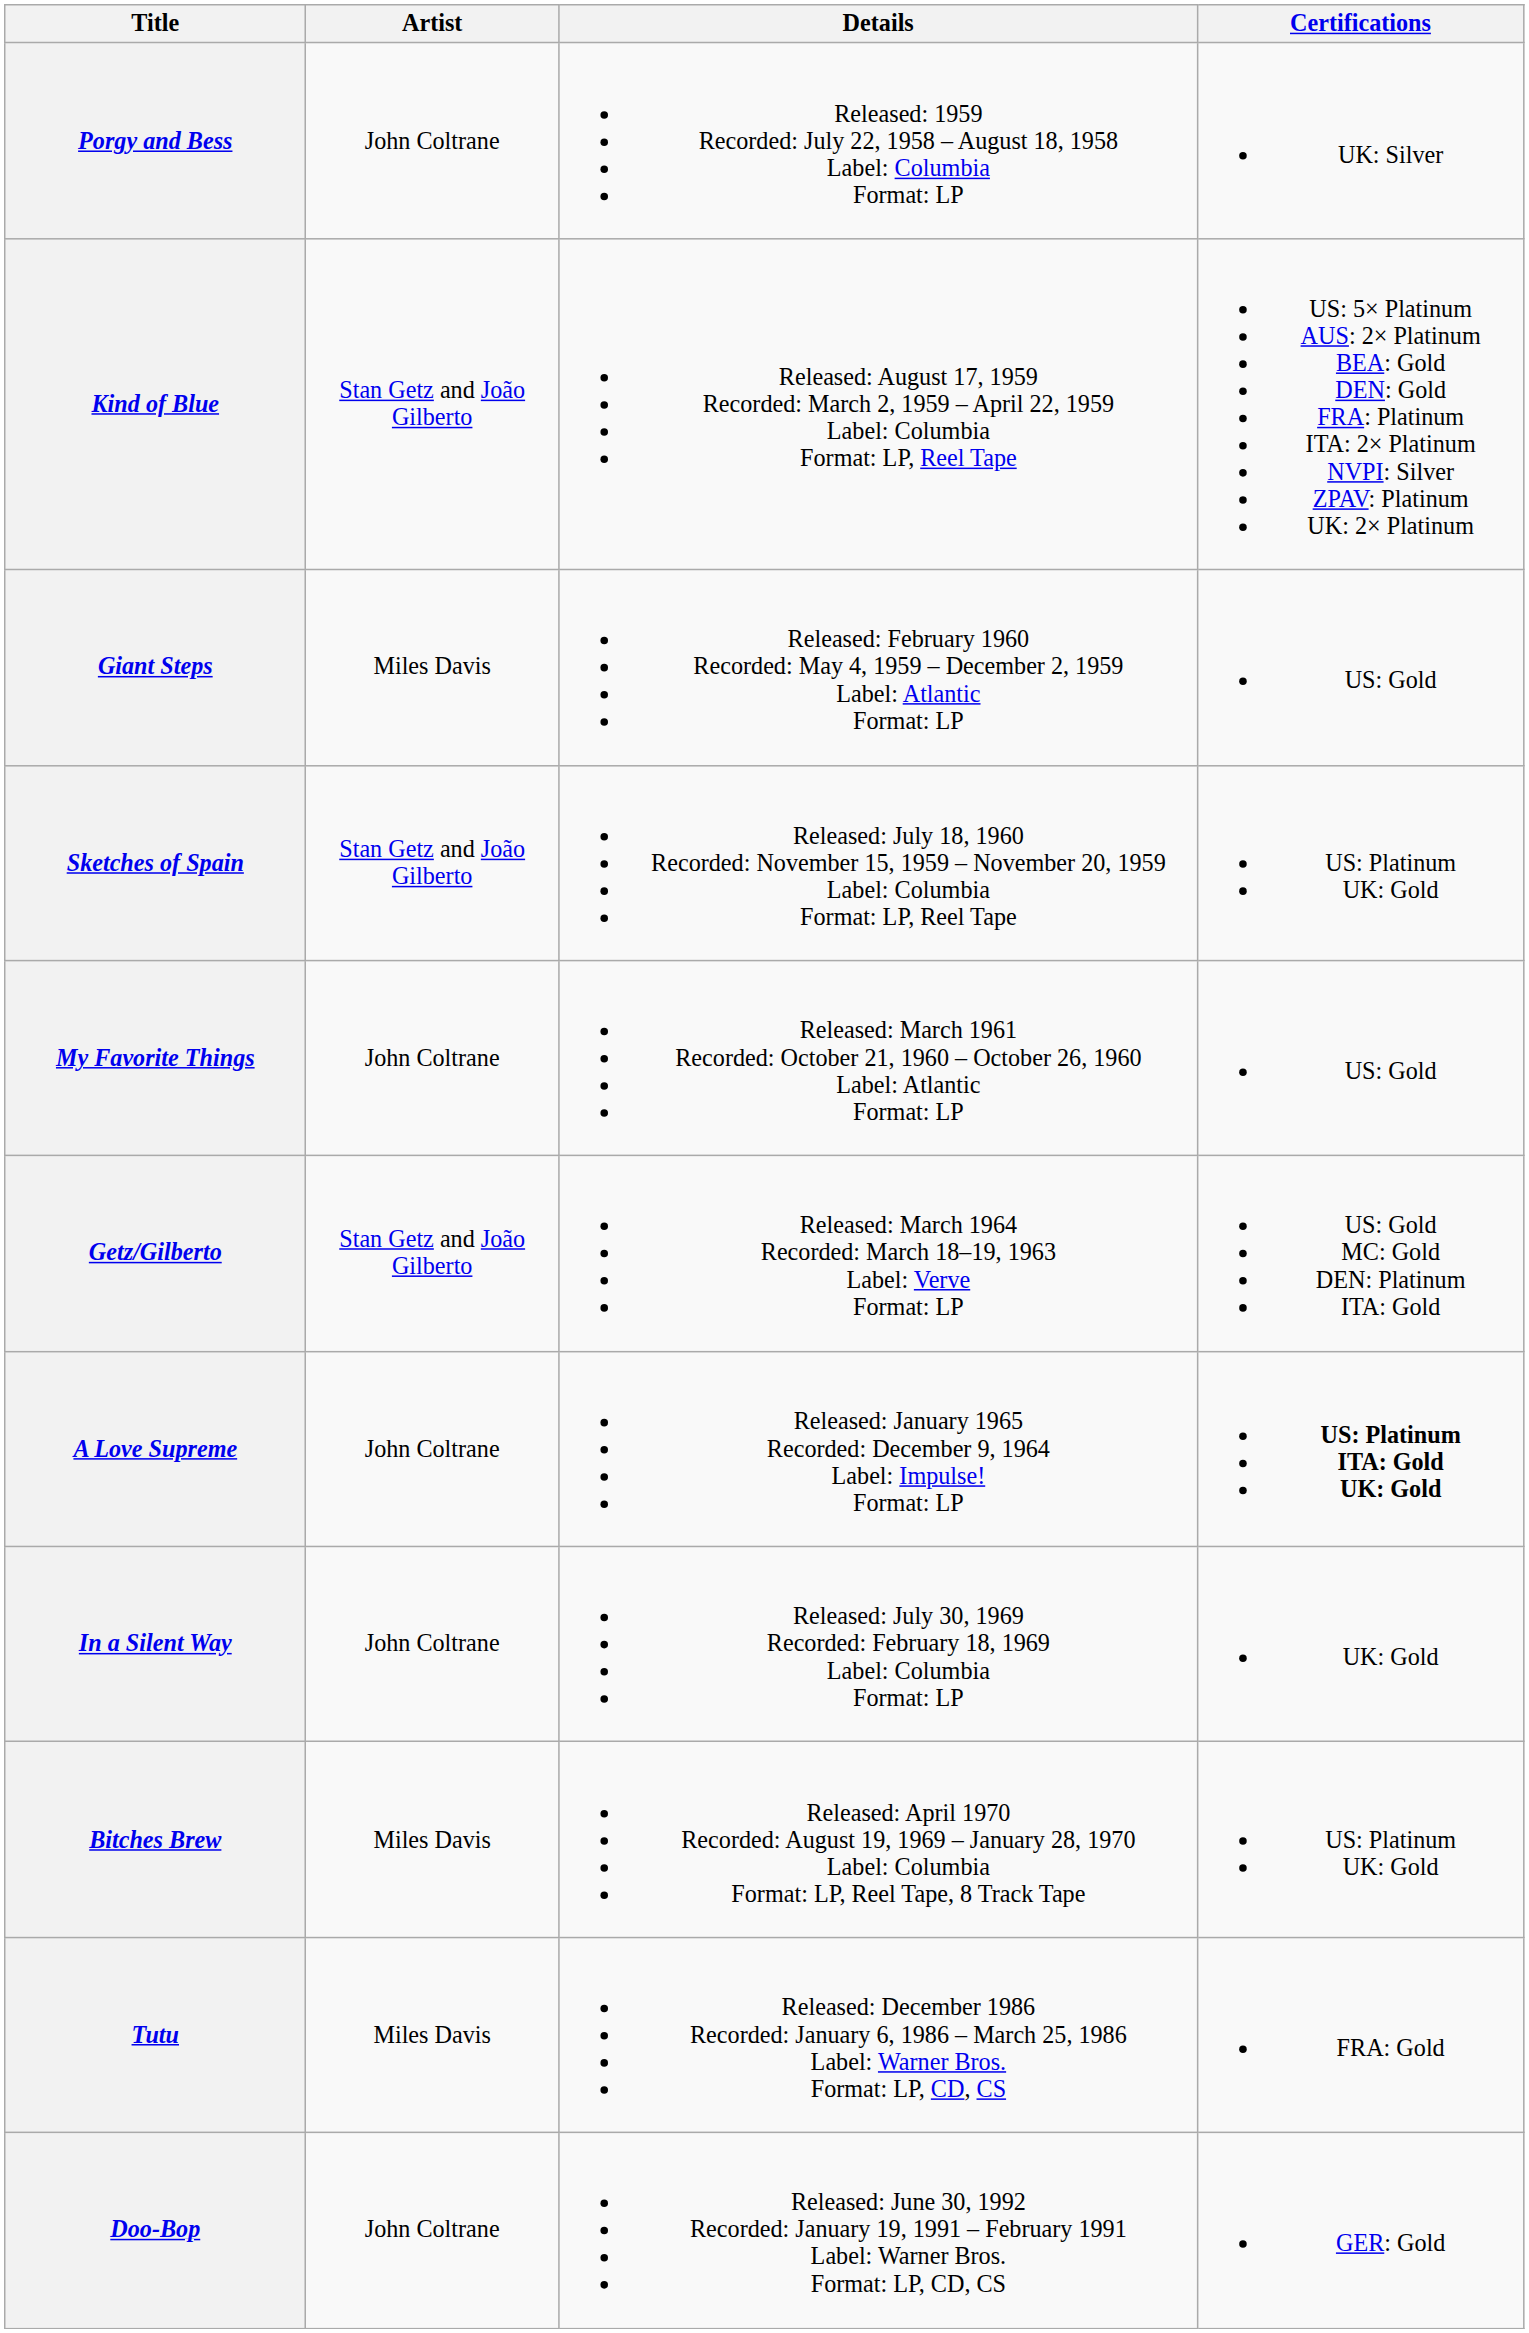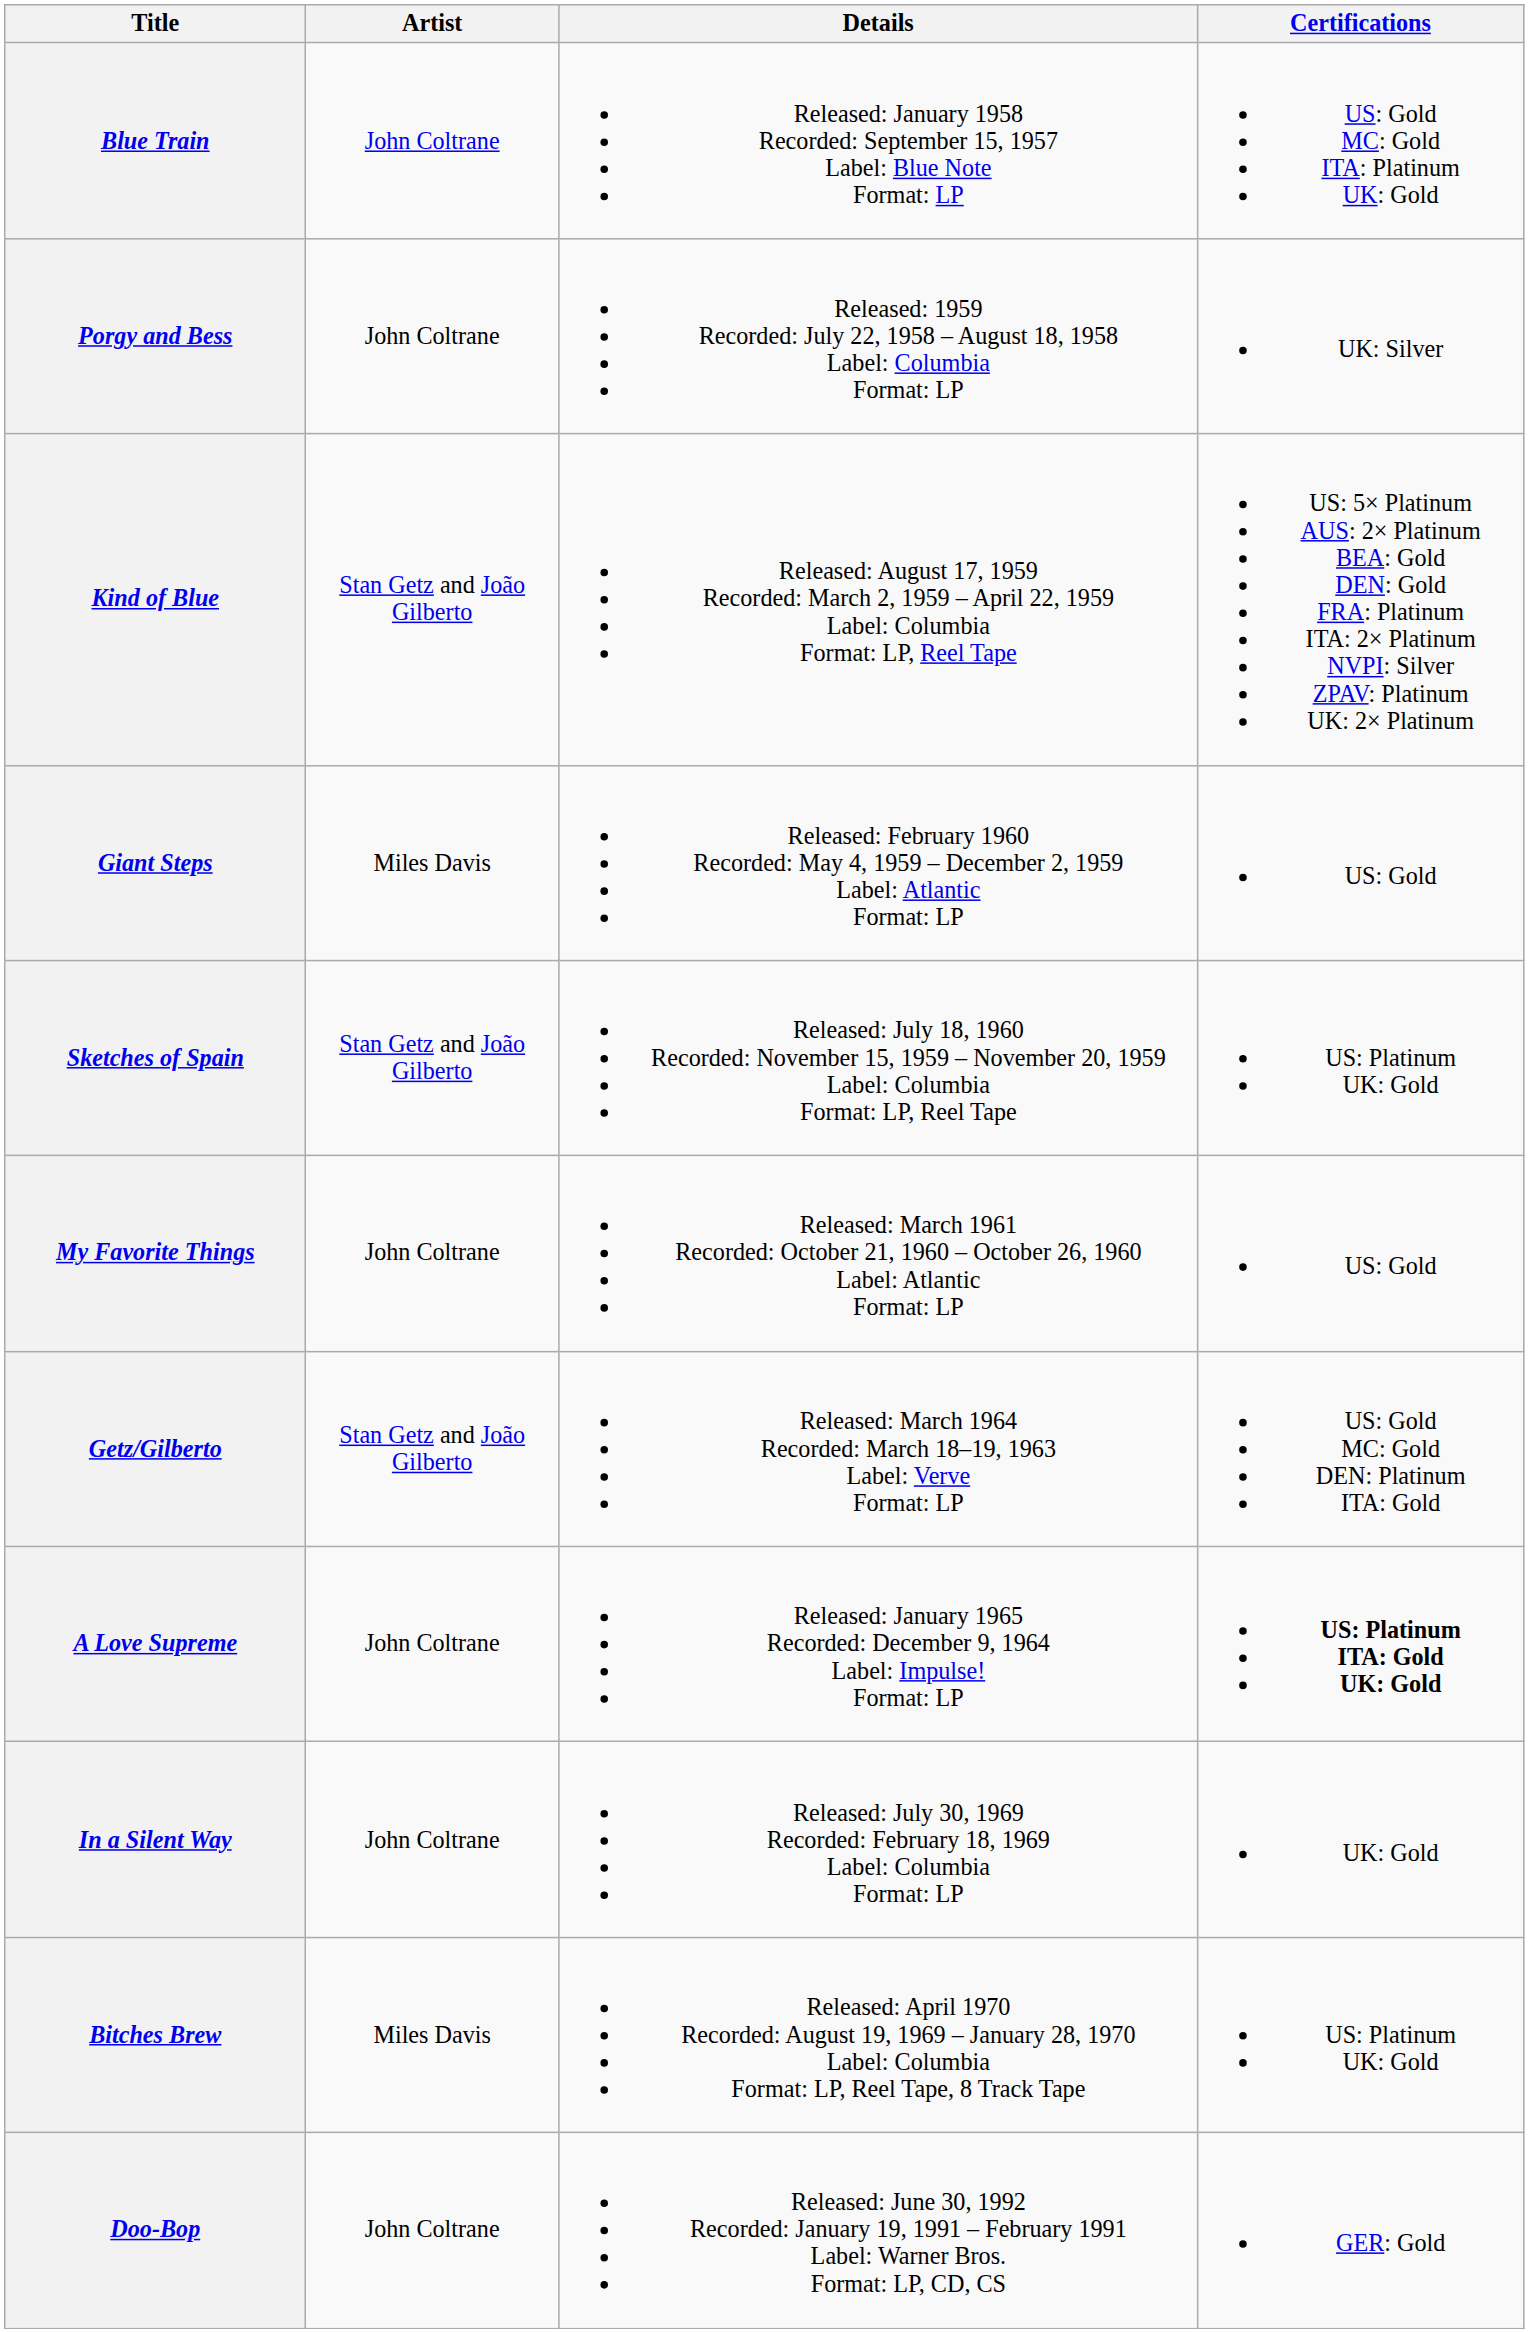+ row: (155, 140)
- row: (155, 2034)
